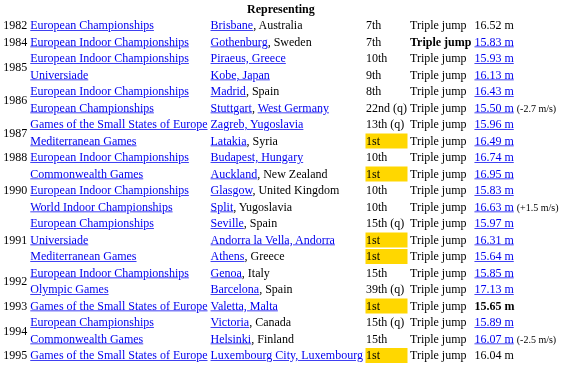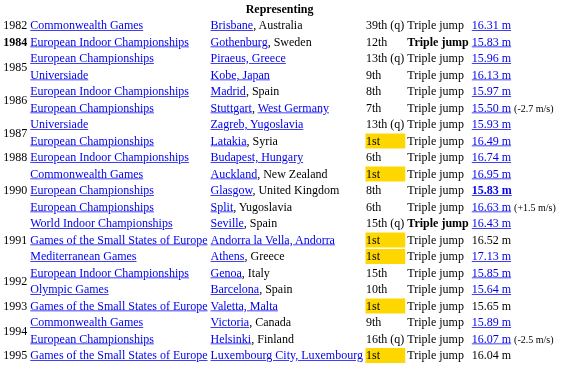(92, 25) European Championships -> (87, 25) Commonwealth Games
(374, 25) 7th -> (385, 25) 39th (q)
(494, 25) 16.52 m -> (491, 25) 16.31 m
(15, 42) normal -> (15, 42) bold
(374, 42) 7th -> (377, 42) 12th
(110, 58) European Indoor Championships -> (92, 58) European Championships
(377, 58) 10th -> (385, 58) 13th (q)
(494, 58) 15.93 m -> (491, 58) 15.96 m
(494, 91) 16.43 m -> (491, 91) 15.97 m
(386, 108) 22nd (q) -> (374, 108) 7th
(119, 124) Games of the Small States of Europe -> (59, 124) Universiade
(494, 124) 15.96 m -> (491, 124) 15.93 m
(83, 141) Mediterranean Games -> (92, 141) European Championships
(377, 157) 10th -> (374, 157) 6th
(110, 190) European Indoor Championships -> (92, 190) European Championships
(377, 190) 10th -> (374, 190) 8th
(494, 190) normal -> (492, 190) bold
(101, 207) World Indoor Championships -> (92, 207) European Championships
(377, 207) 10th -> (374, 207) 6th
(92, 223) European Championships -> (101, 223) World Indoor Championships
(438, 223) normal -> (438, 223) bold
(494, 223) 15.97 m -> (491, 223) 16.43 m
(59, 240) Universiade -> (119, 240) Games of the Small States of Europe
(494, 240) 16.31 m -> (491, 240) 16.52 m
(494, 256) 15.64 m -> (491, 256) 17.13 m
(385, 289) 39th (q) -> (377, 289) 10th
(494, 289) 17.13 m -> (491, 289) 15.64 m
(494, 306) bold -> (491, 306) normal
(92, 322) European Championships -> (87, 322) Commonwealth Games
(385, 322) 15th (q) -> (374, 322) 9th
(87, 339) Commonwealth Games -> (92, 339) European Championships
(377, 339) 15th -> (385, 339) 16th (q)
